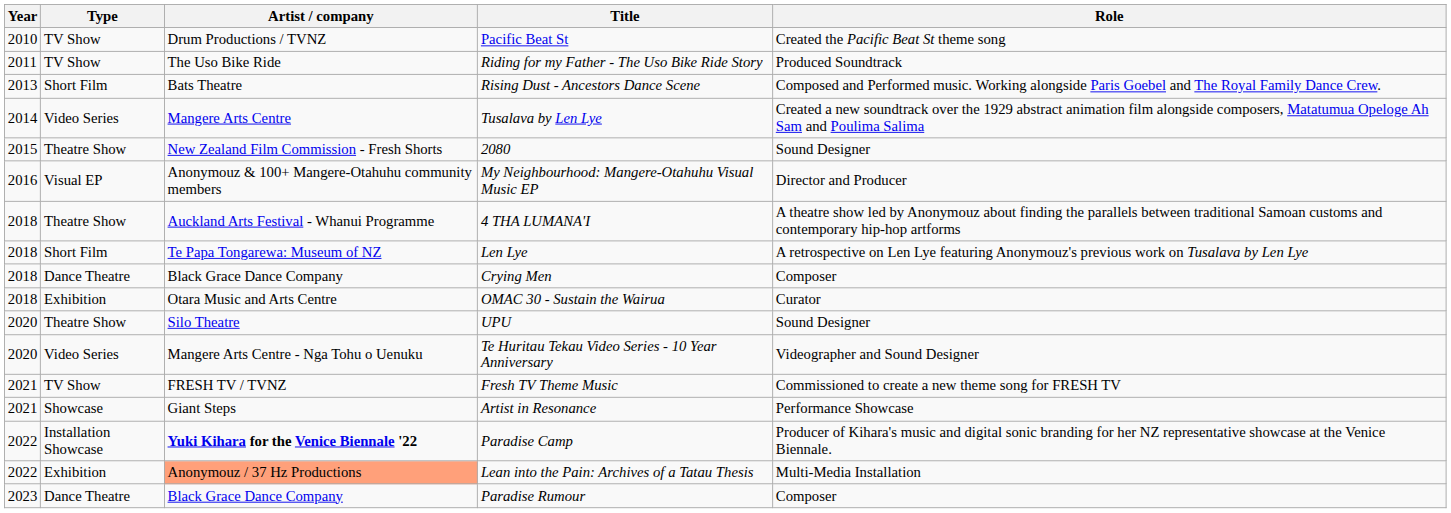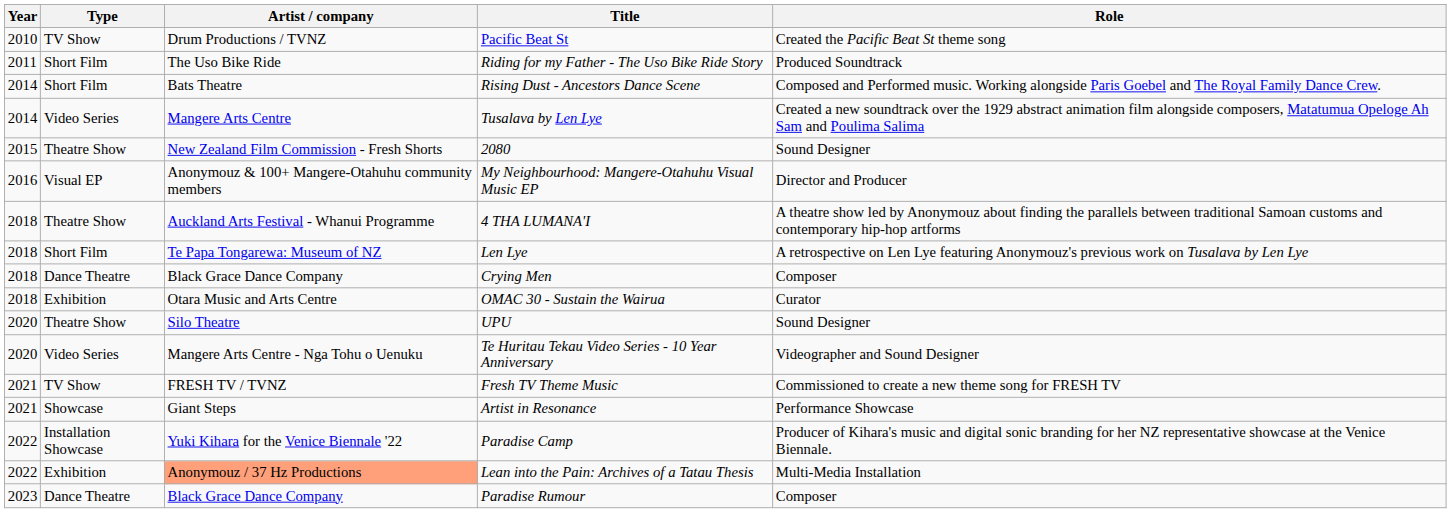(72, 62) TV Show -> (76, 62) Short Film
(23, 86) 2013 -> (23, 86) 2014
(292, 440) bold -> (285, 440) normal
